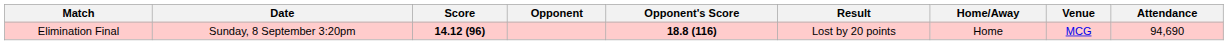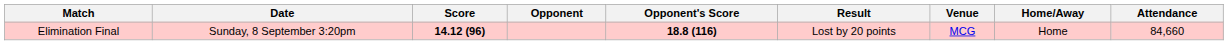columns swapped: (988, 14) <-> (1079, 14)
(1167, 31) 94,690 -> (1167, 31) 84,660
